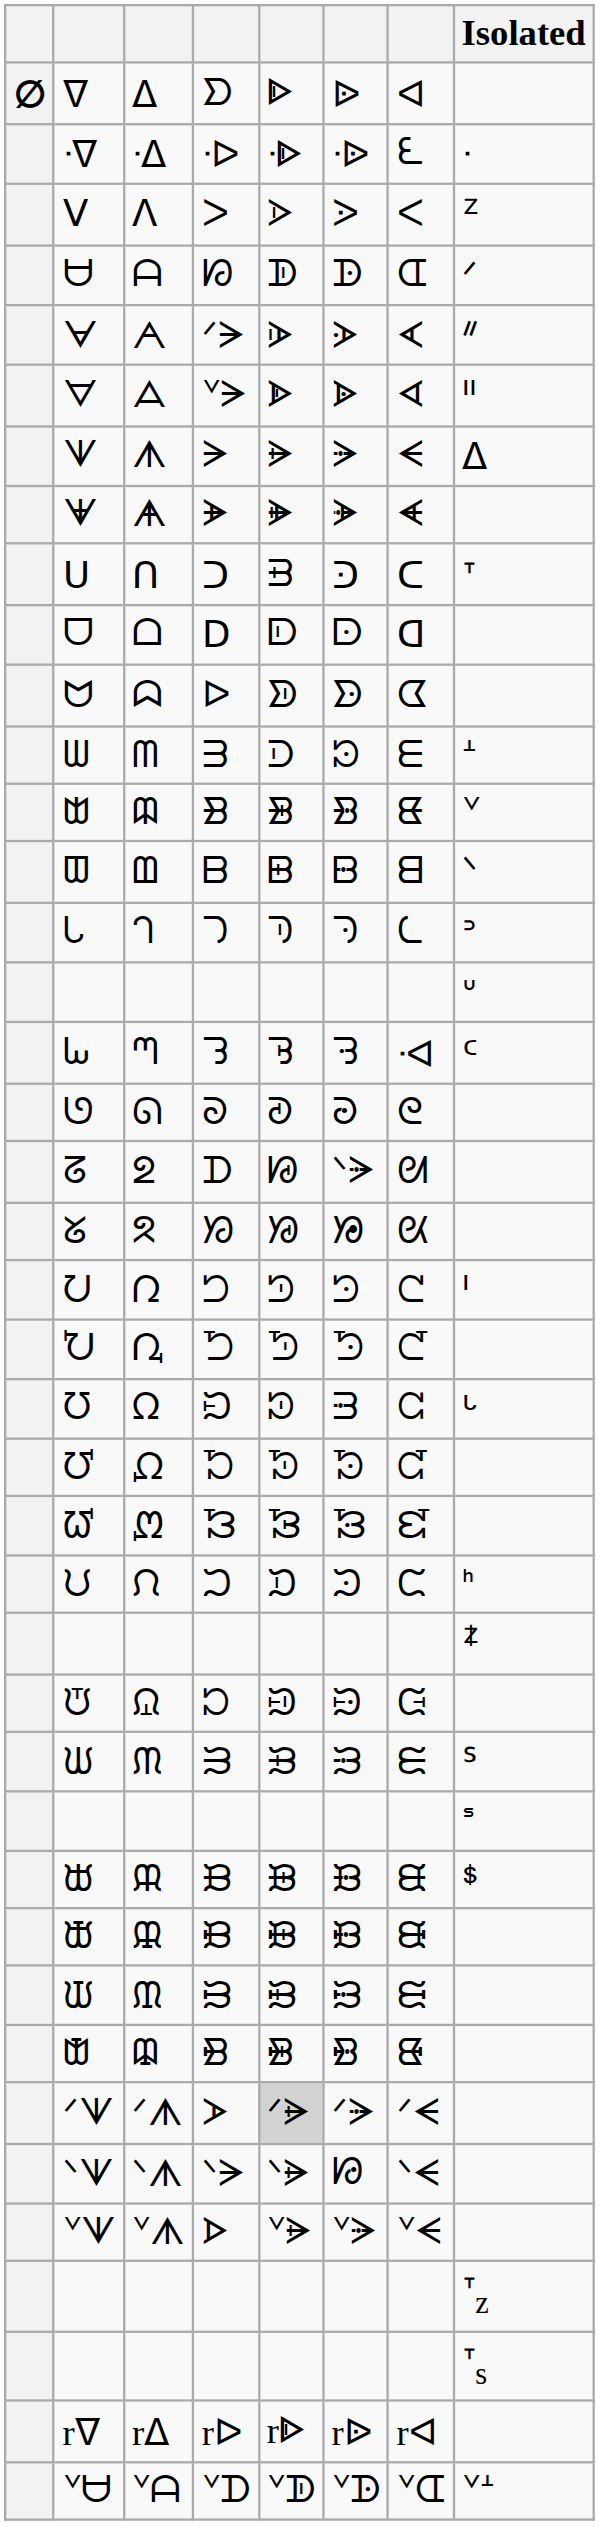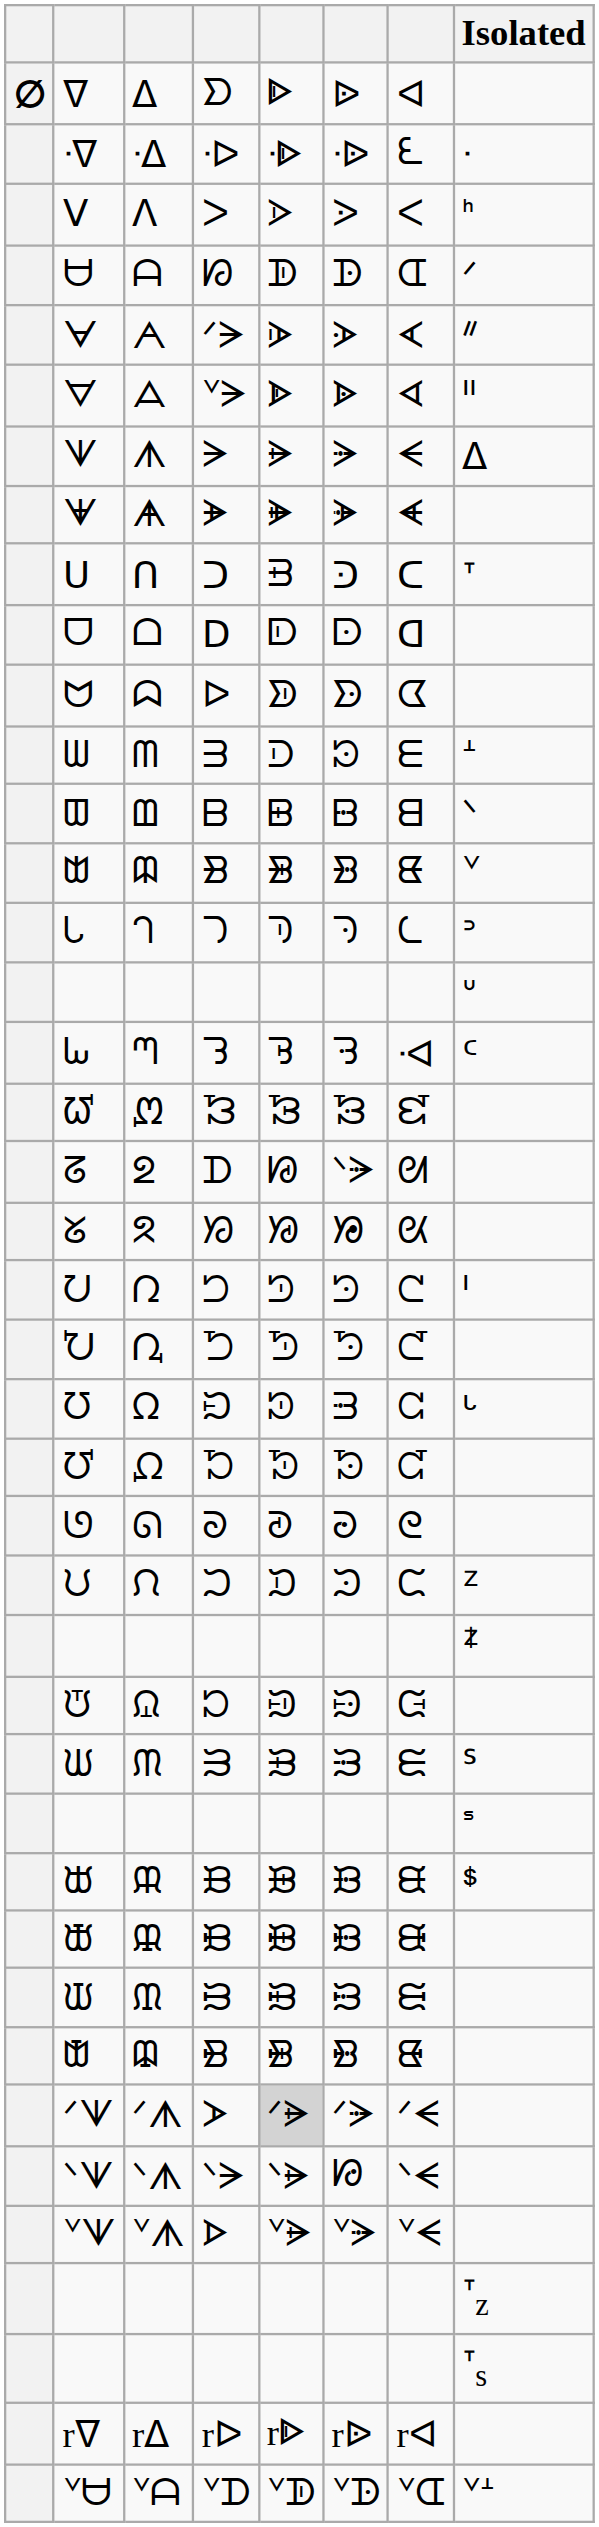(471, 214) ᙆ -> (467, 213) ᑋ
rows swapped: (76, 871) <-> (76, 811)
rows swapped: (77, 1111) <-> (79, 1525)
(467, 1583) ᑋ -> (471, 1585) ᙆ
